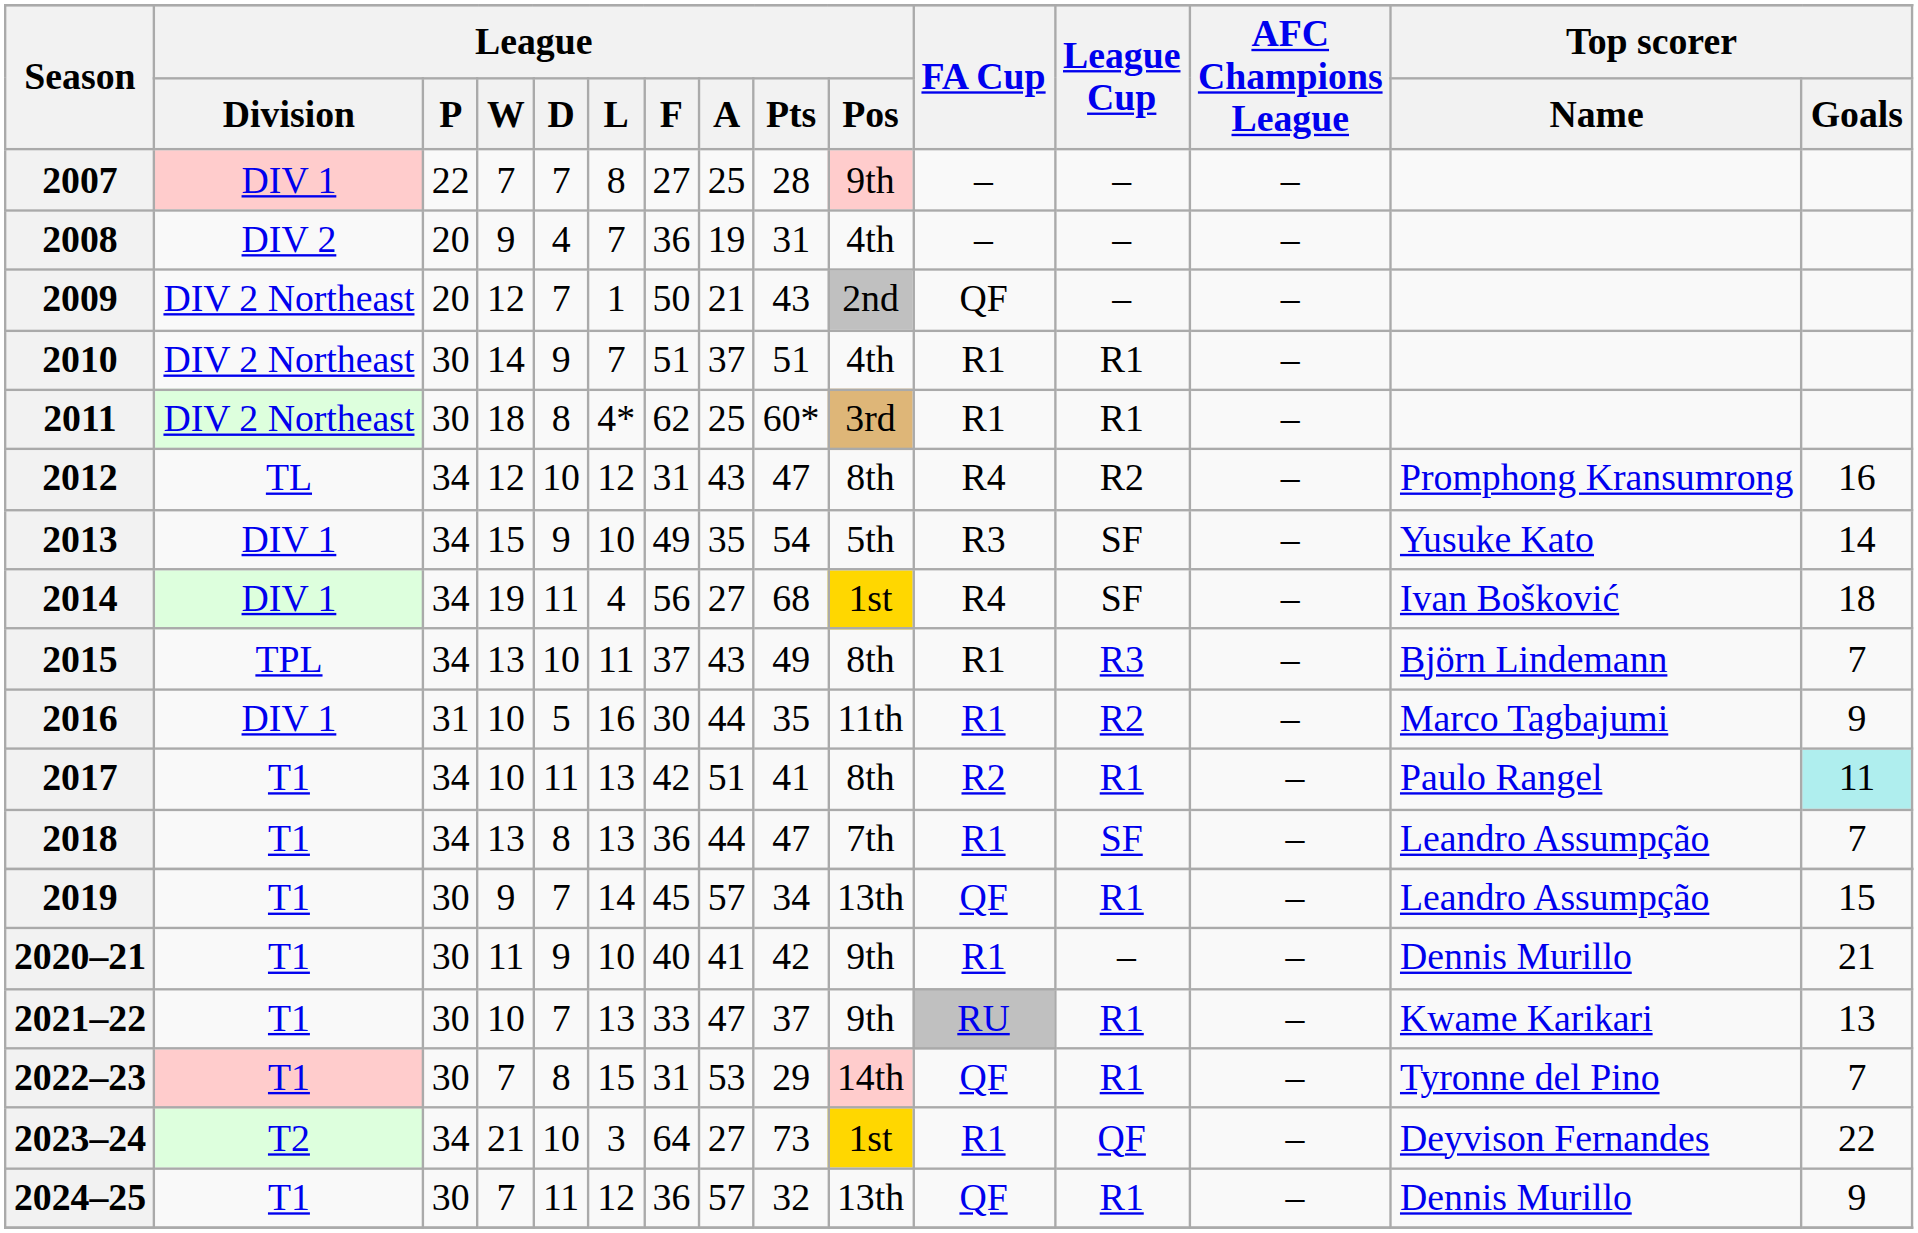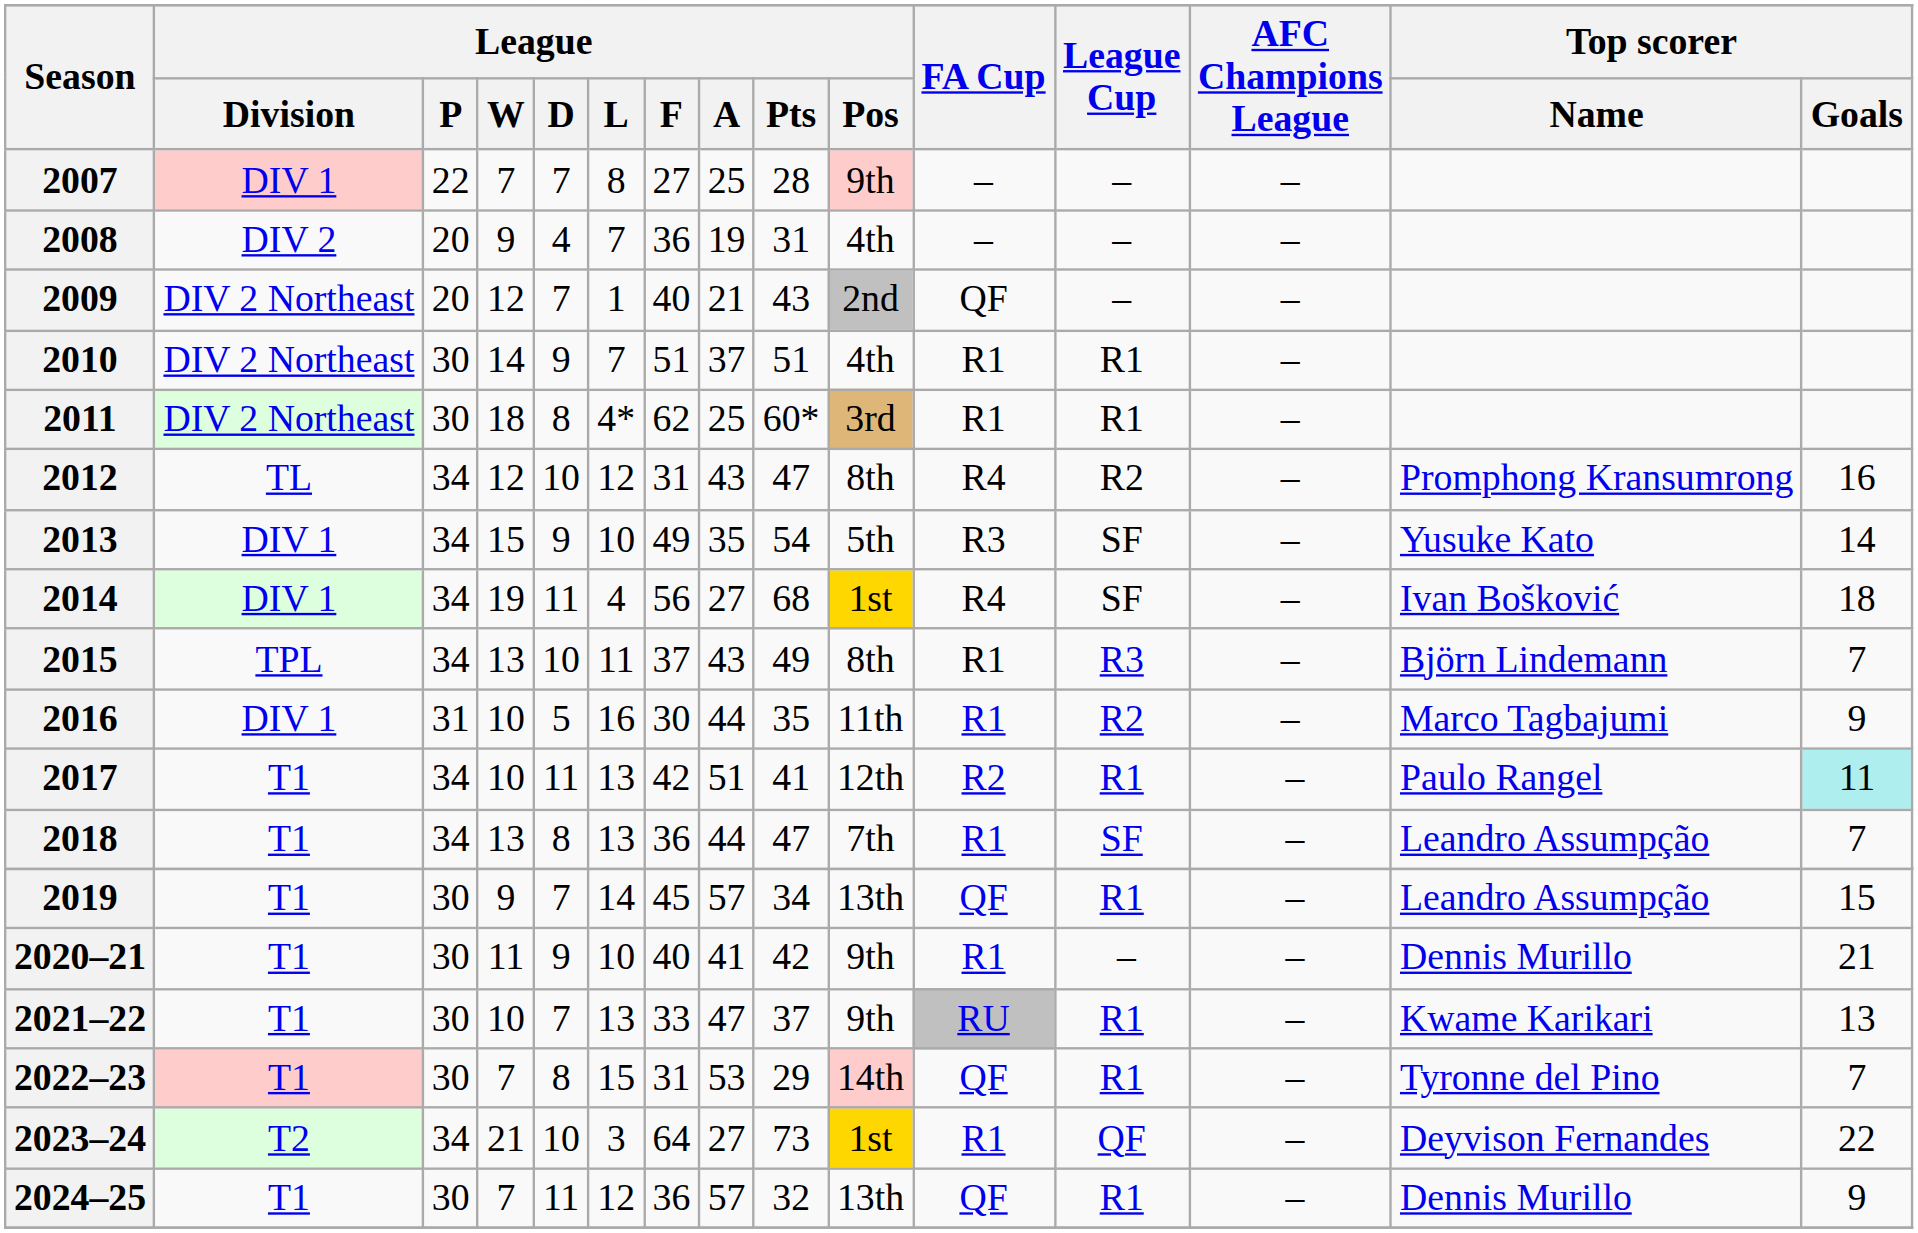(671, 299) 50 -> (671, 299) 40
(870, 778) 8th -> (870, 778) 12th
